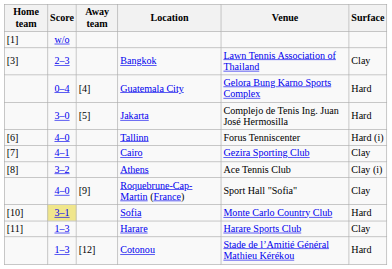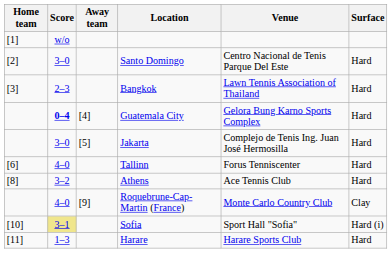+ row: (152, 61)
(361, 61) Clay -> (361, 88) Hard
(62, 88) normal -> (62, 116) bold
(367, 137) Hard (i) -> (361, 165) Hard
- row: (131, 153)
(367, 169) Clay (i) -> (361, 181) Hard
(260, 191) Sport Hall "Sofia" -> (278, 202) Monte Carlo Country Club
(278, 213) Monte Carlo Country Club -> (260, 224) Sport Hall "Sofia"
(361, 213) Hard -> (367, 224) Hard (i)
(361, 229) Clay -> (361, 240) Hard
- row: (138, 250)
